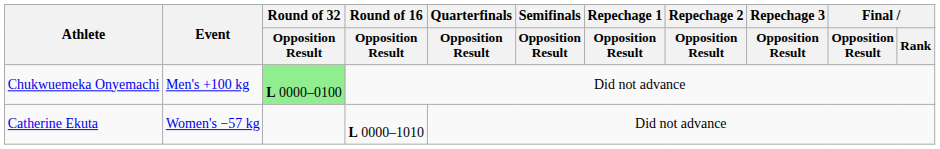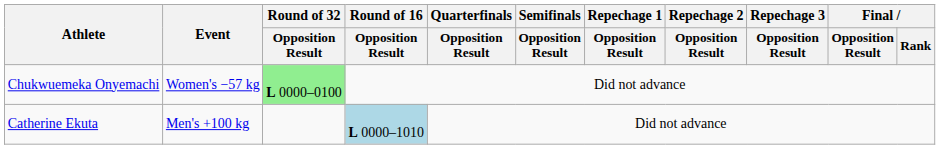(208, 85) Men's +100 kg -> (213, 85) Women's −57 kg
(213, 124) Women's −57 kg -> (208, 124) Men's +100 kg
(386, 132) no background -> (386, 132) lightblue background
